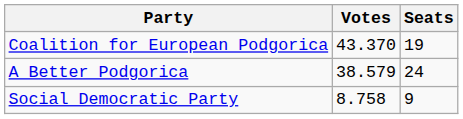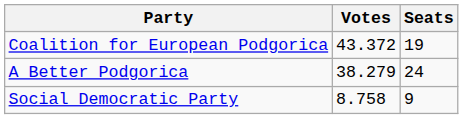(366, 45) 43.370 -> (366, 45) 43.372
(366, 72) 38.579 -> (366, 72) 38.279
